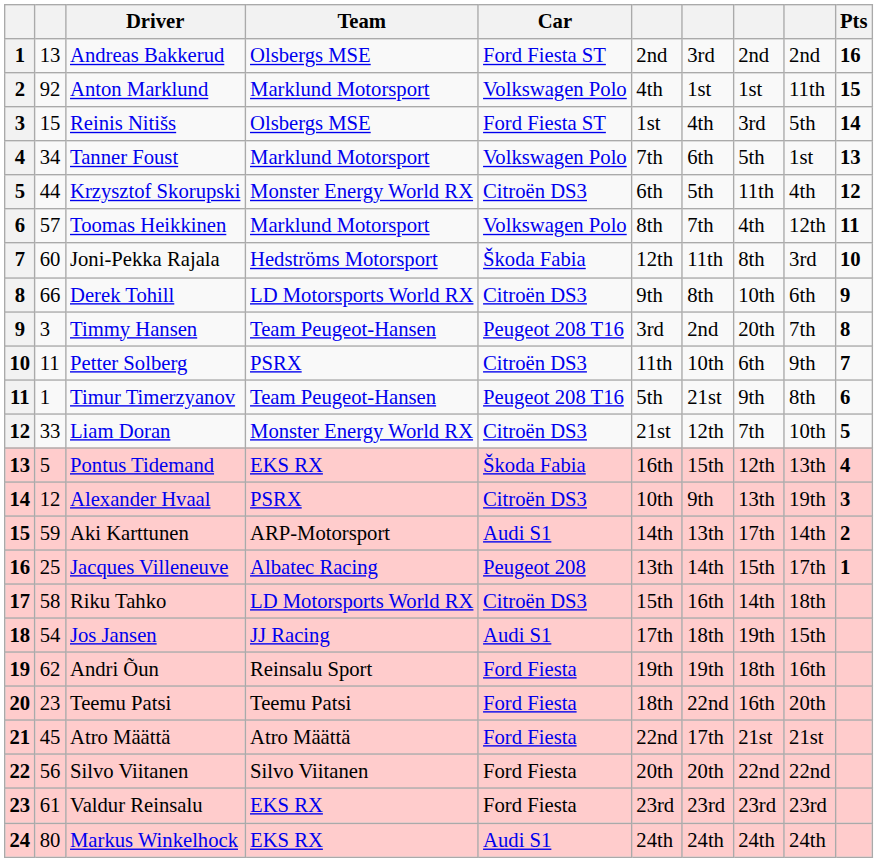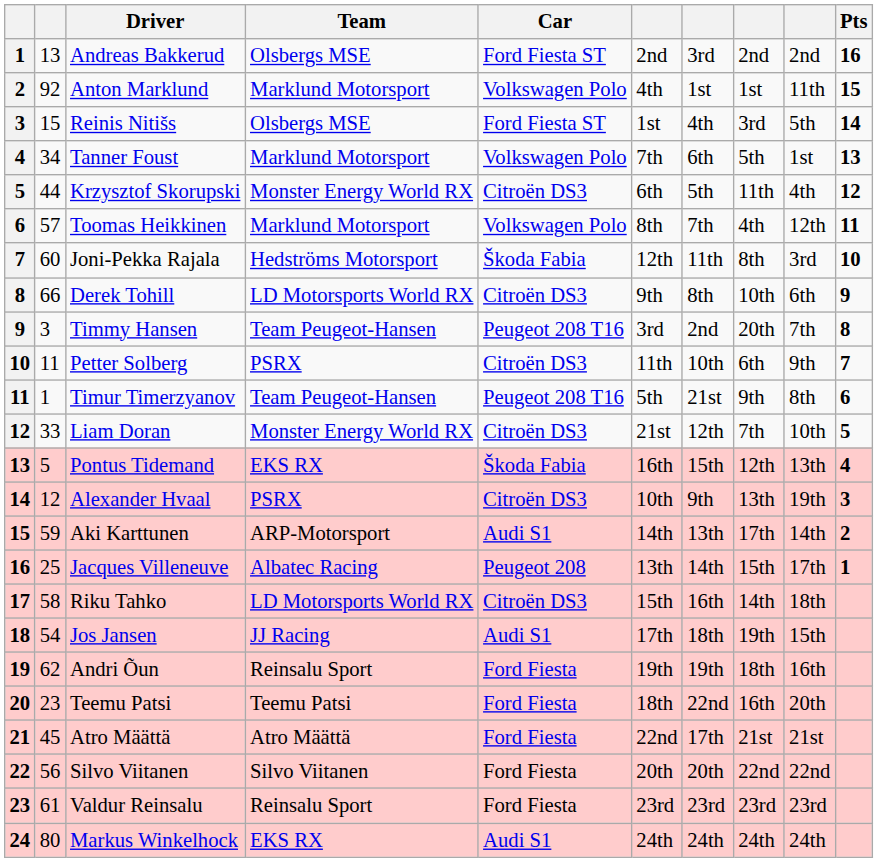(286, 805) EKS RX -> (311, 805) Reinsalu Sport
